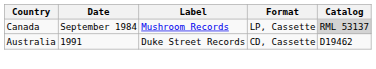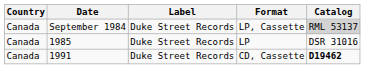(185, 27) Mushroom Records -> (182, 27) Duke Street Records
+ row: (244, 41)
(31, 41) Australia -> (23, 56) Canada
(336, 41) normal -> (325, 56) bold
